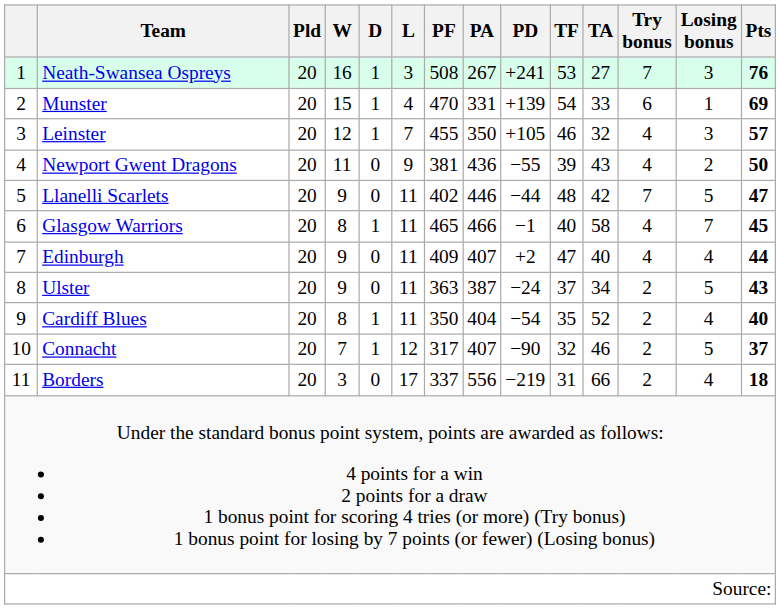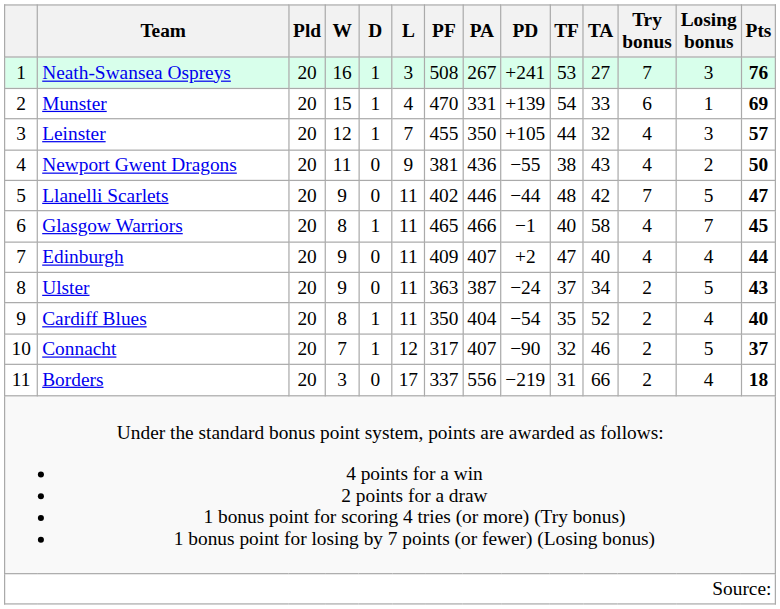(567, 134) 46 -> (567, 134) 44
(567, 164) 39 -> (567, 164) 38
